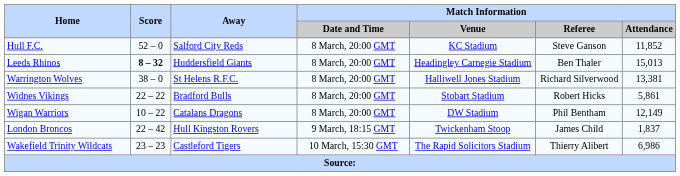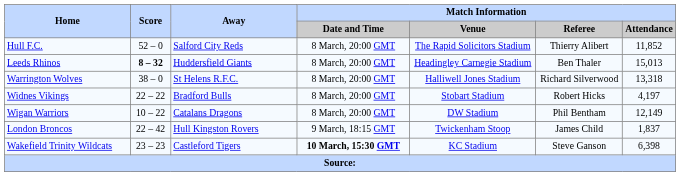(473, 46) KC Stadium -> (473, 46) The Rapid Solicitors Stadium
(579, 46) Steve Ganson -> (579, 46) Thierry Alibert
(649, 79) 13,381 -> (649, 79) 13,318
(649, 96) 5,861 -> (649, 96) 4,197
(353, 146) normal -> (353, 146) bold
(473, 146) The Rapid Solicitors Stadium -> (473, 146) KC Stadium
(579, 146) Thierry Alibert -> (579, 146) Steve Ganson
(649, 146) 6,986 -> (649, 146) 6,398
